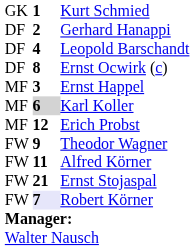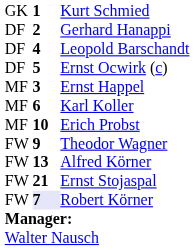(37, 67) 8 -> (37, 67) 5
(37, 105) lightgrey background -> (37, 105) no background
(41, 124) 12 -> (41, 124) 10
(40, 162) 11 -> (41, 162) 13
